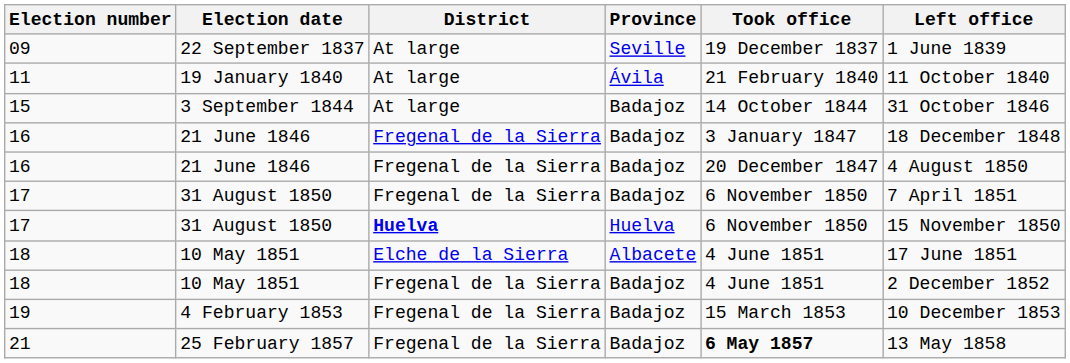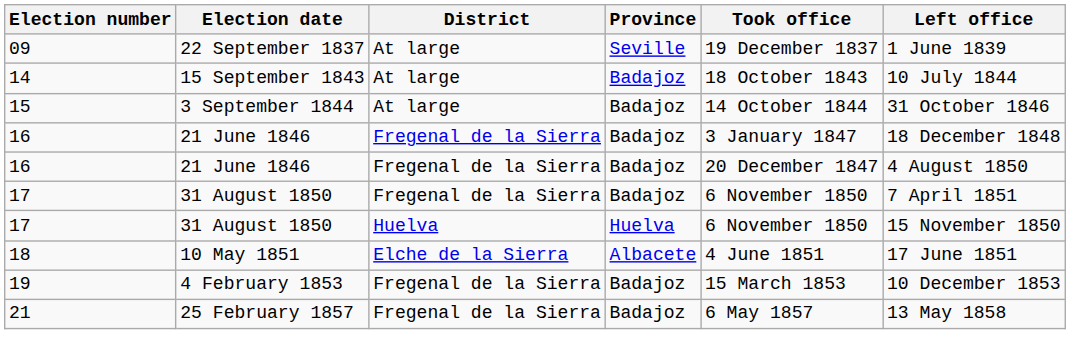- row: (20, 78)
+ row: (20, 78)
(406, 226) bold -> (406, 226) normal
- row: (20, 284)
(759, 343) bold -> (759, 314) normal
